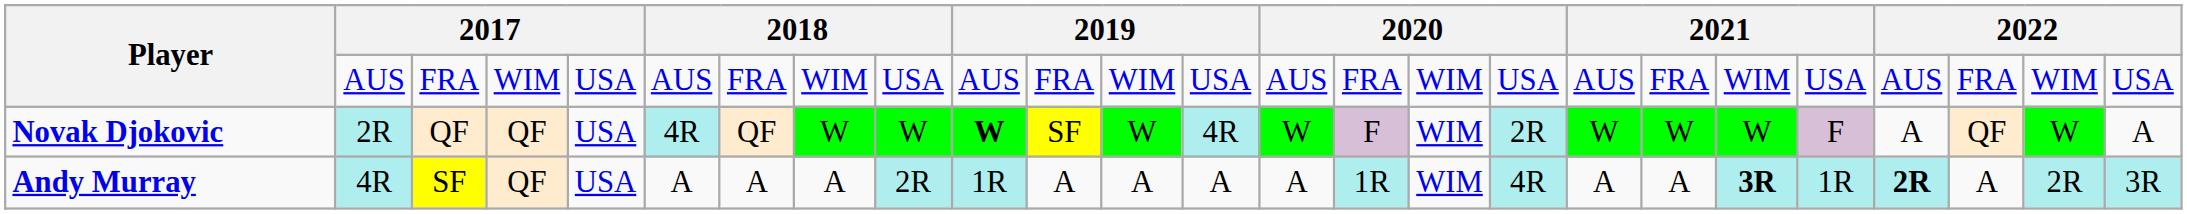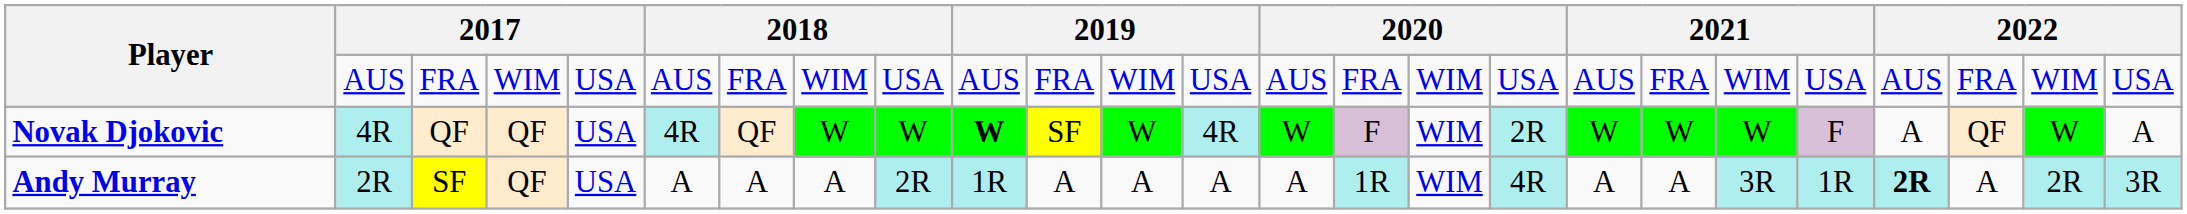(374, 130) 2R -> (374, 130) 4R
(374, 181) 4R -> (374, 181) 2R
(1757, 181) bold -> (1757, 181) normal
